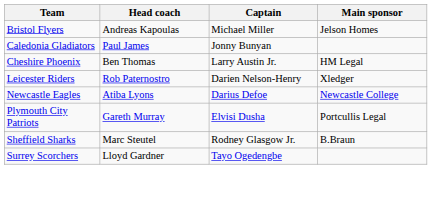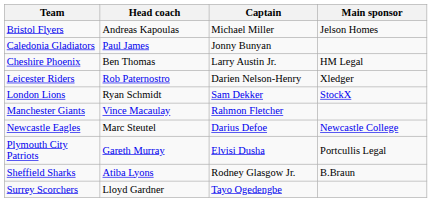+ row: (36, 95)
+ row: (46, 111)
(128, 95) Atiba Lyons -> (129, 128) Marc Steutel
(129, 139) Marc Steutel -> (128, 172) Atiba Lyons
